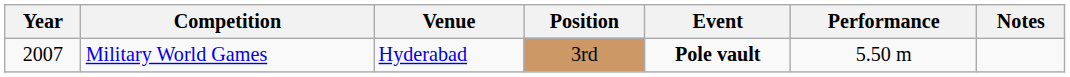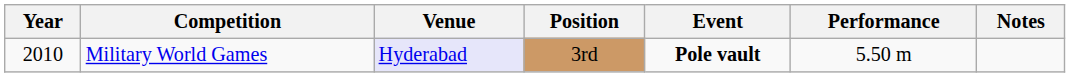(43, 54) 2007 -> (43, 54) 2010
(423, 54) no background -> (423, 54) lavender background
